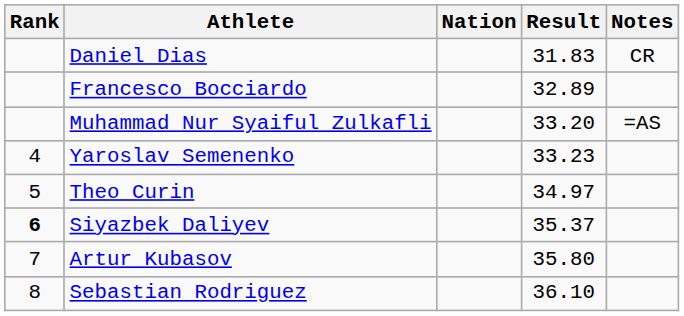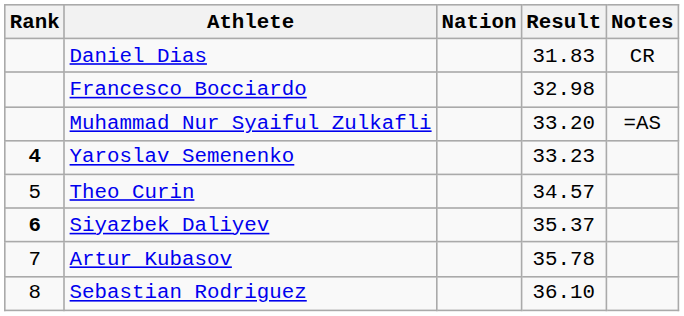(564, 90) 32.89 -> (564, 90) 32.98
(35, 157) normal -> (35, 157) bold
(564, 191) 34.97 -> (564, 191) 34.57
(564, 259) 35.80 -> (564, 259) 35.78
